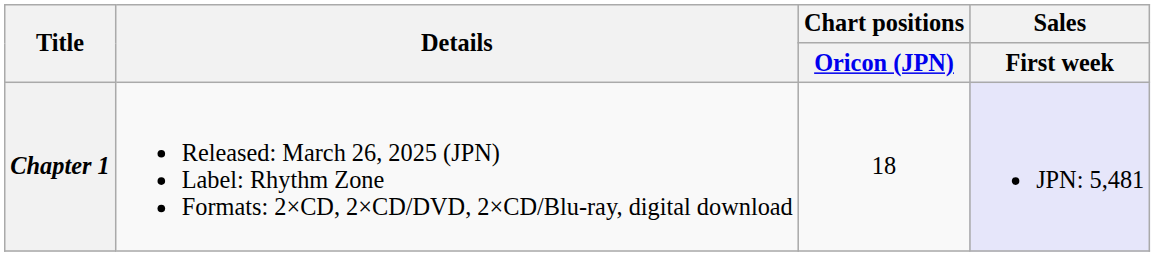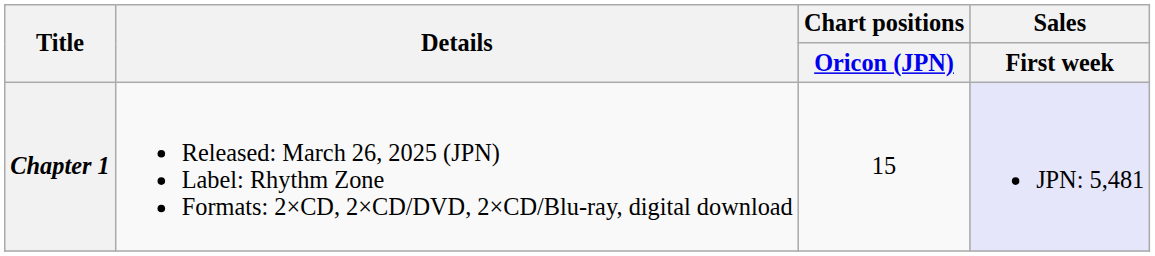(884, 166) 18 -> (884, 166) 15
